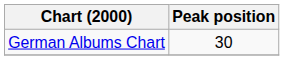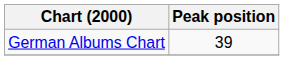(224, 42) 30 -> (224, 42) 39
